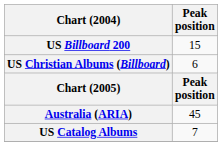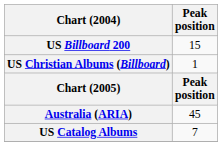(195, 63) 6 -> (195, 63) 1
